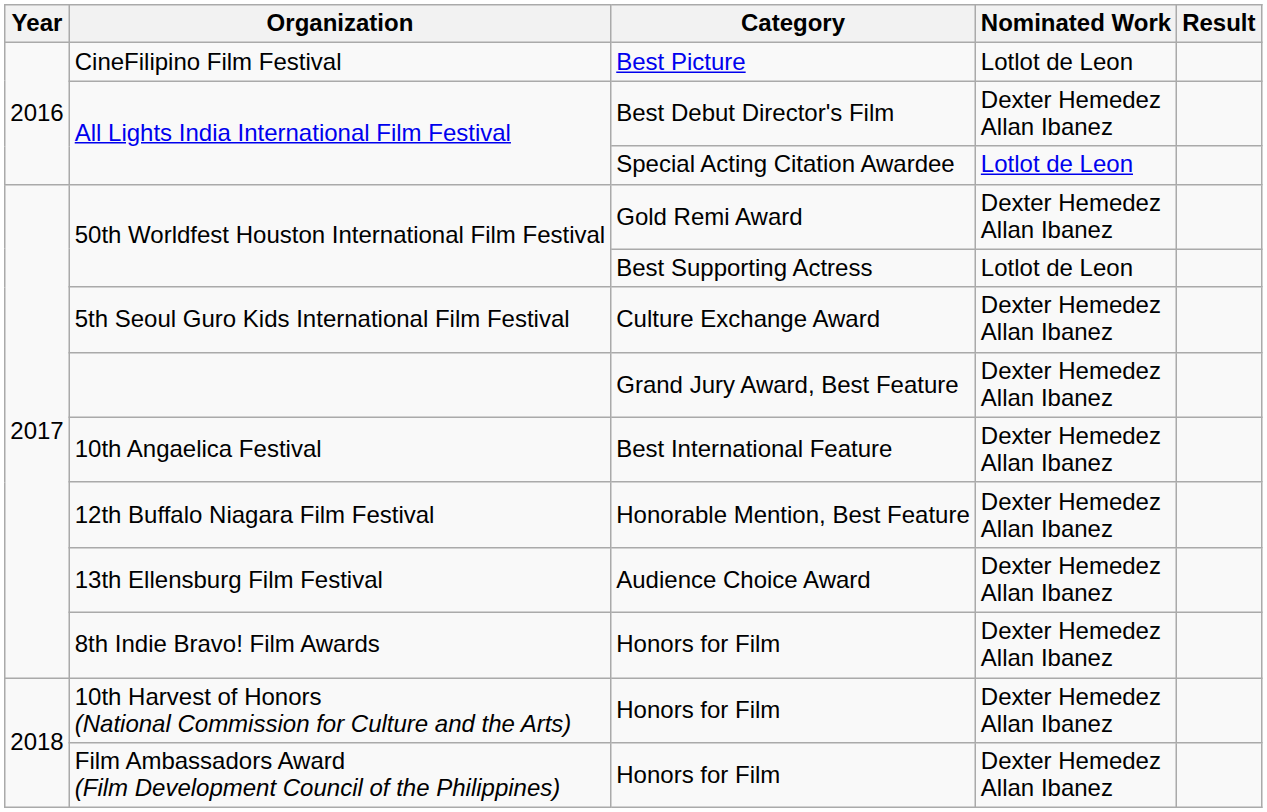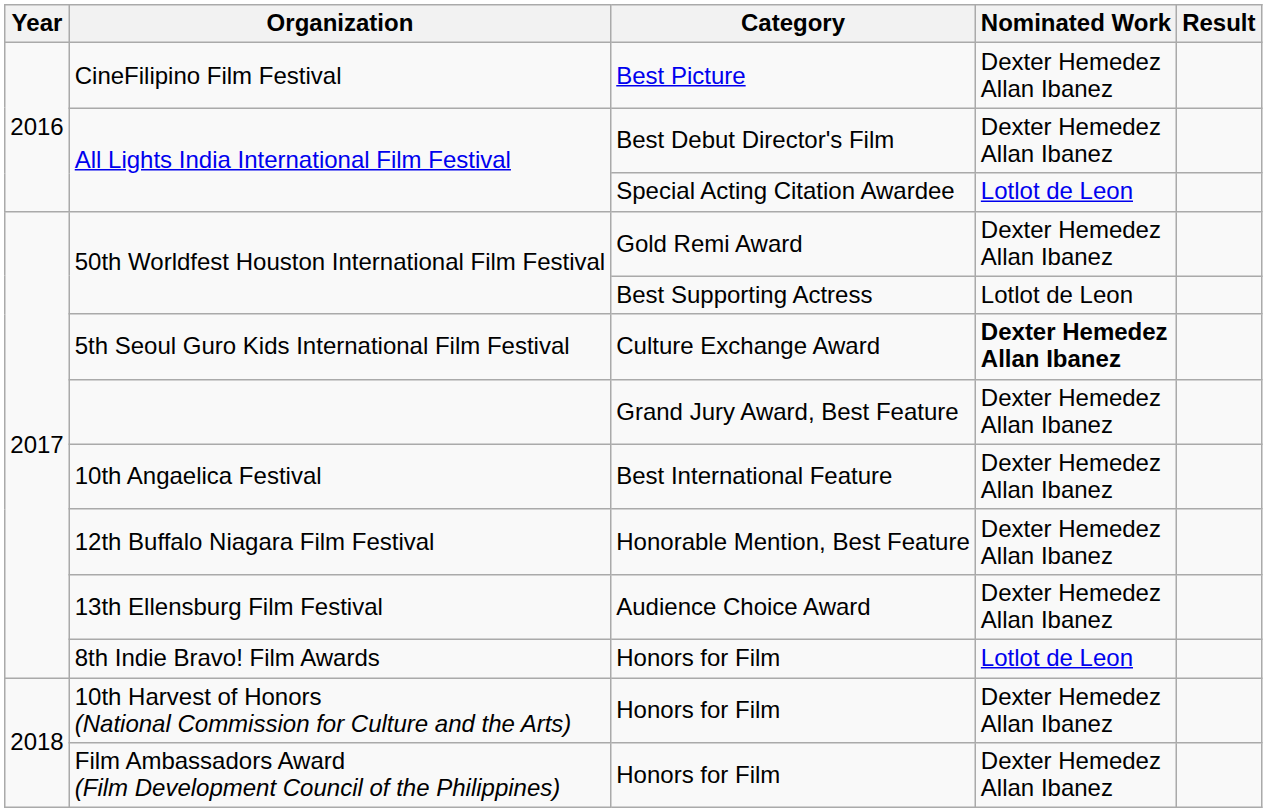(1057, 61) Lotlot de Leon -> (1071, 75) Dexter Hemedez Allan Ibanez
(1071, 319) normal -> (1074, 346) bold
(1071, 644) Dexter Hemedez Allan Ibanez -> (1057, 658) Lotlot de Leon
